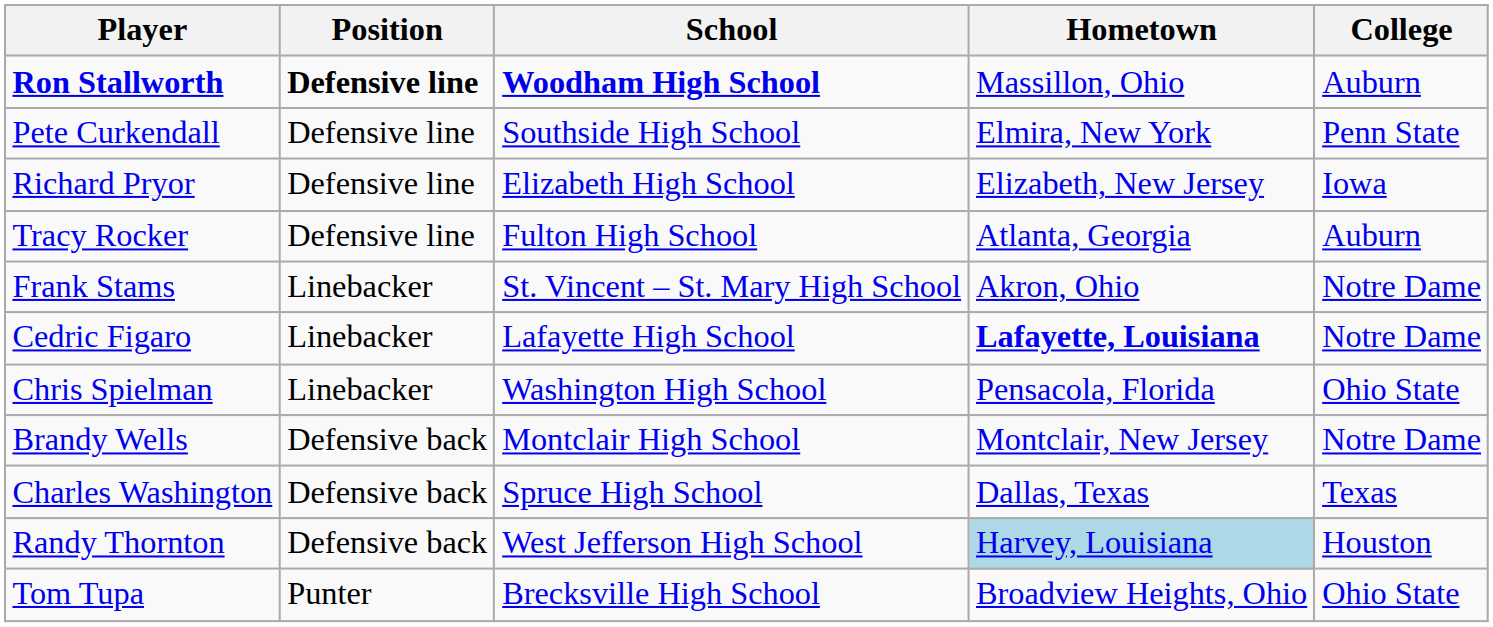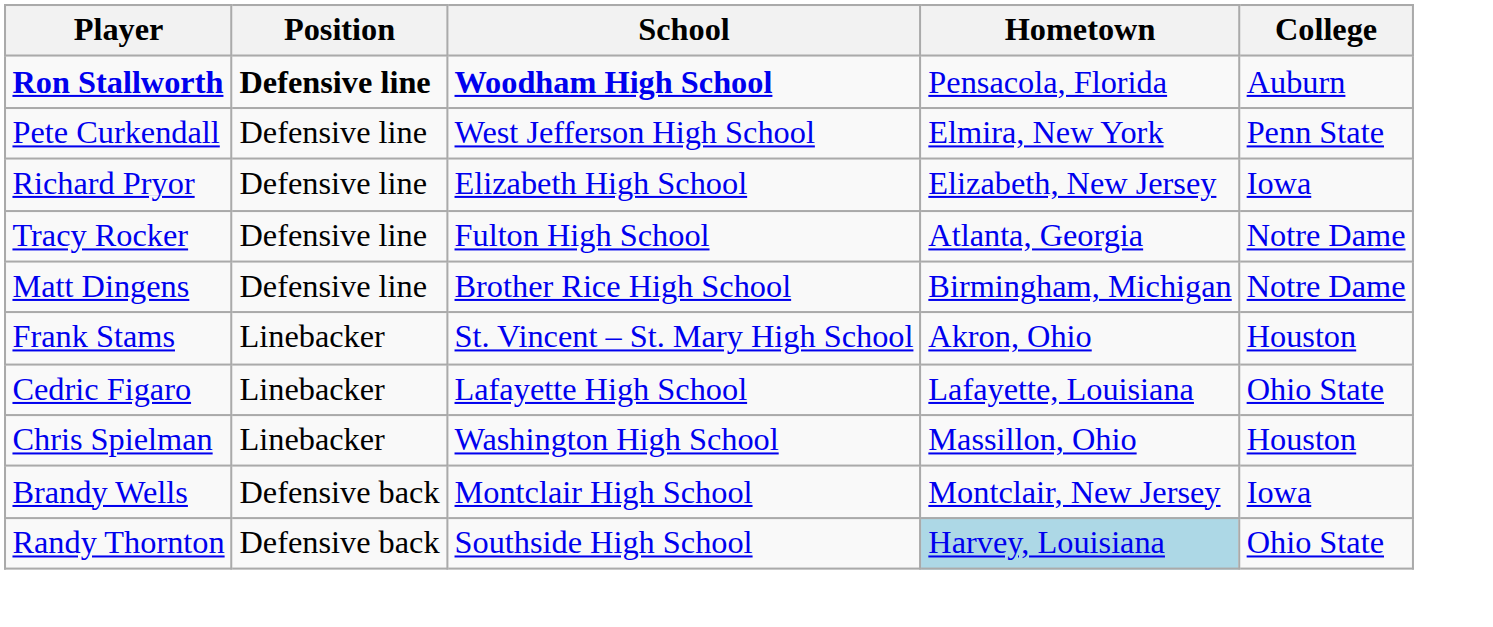(1080, 81) Massillon, Ohio -> (1048, 81) Pensacola, Florida
(651, 132) Southside High School -> (635, 132) West Jefferson High School
(1372, 235) Auburn -> (1326, 235) Notre Dame
+ row: (101, 286)
(1402, 286) Notre Dame -> (1301, 337) Houston
(1118, 337) bold -> (1061, 388) normal
(1402, 337) Notre Dame -> (1315, 388) Ohio State
(1095, 388) Pensacola, Florida -> (1032, 440) Massillon, Ohio
(1391, 388) Ohio State -> (1301, 440) Houston
(1402, 440) Notre Dame -> (1279, 491) Iowa
- row: (142, 491)
(682, 542) West Jefferson High School -> (604, 542) Southside High School
(1377, 542) Houston -> (1315, 542) Ohio State
- row: (78, 593)
